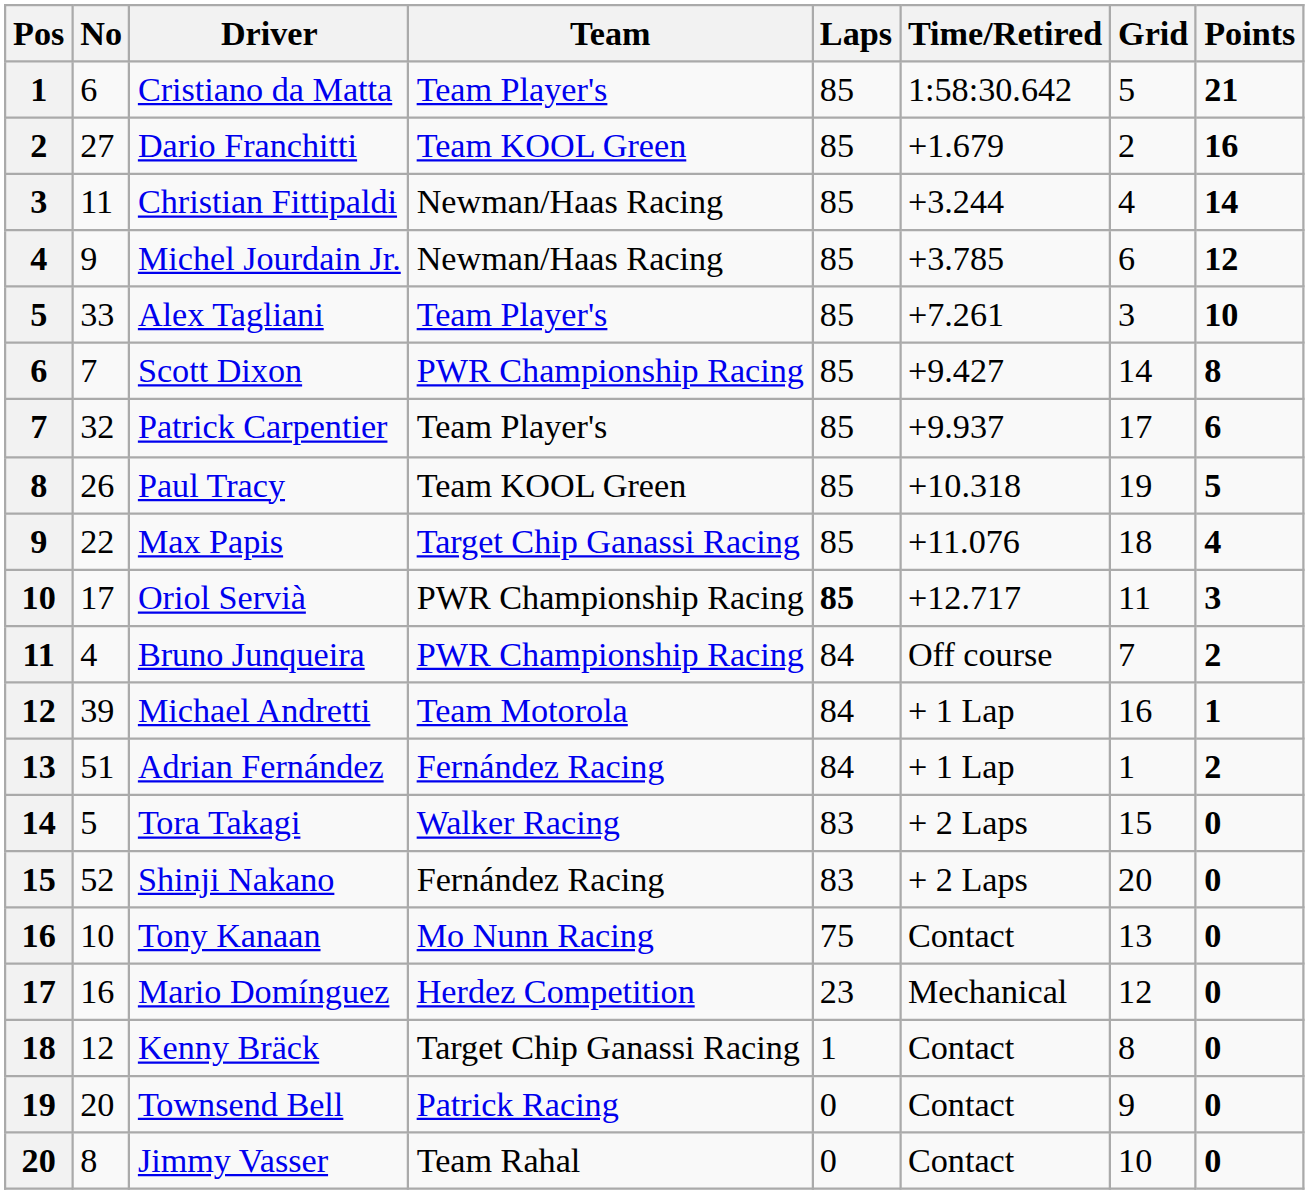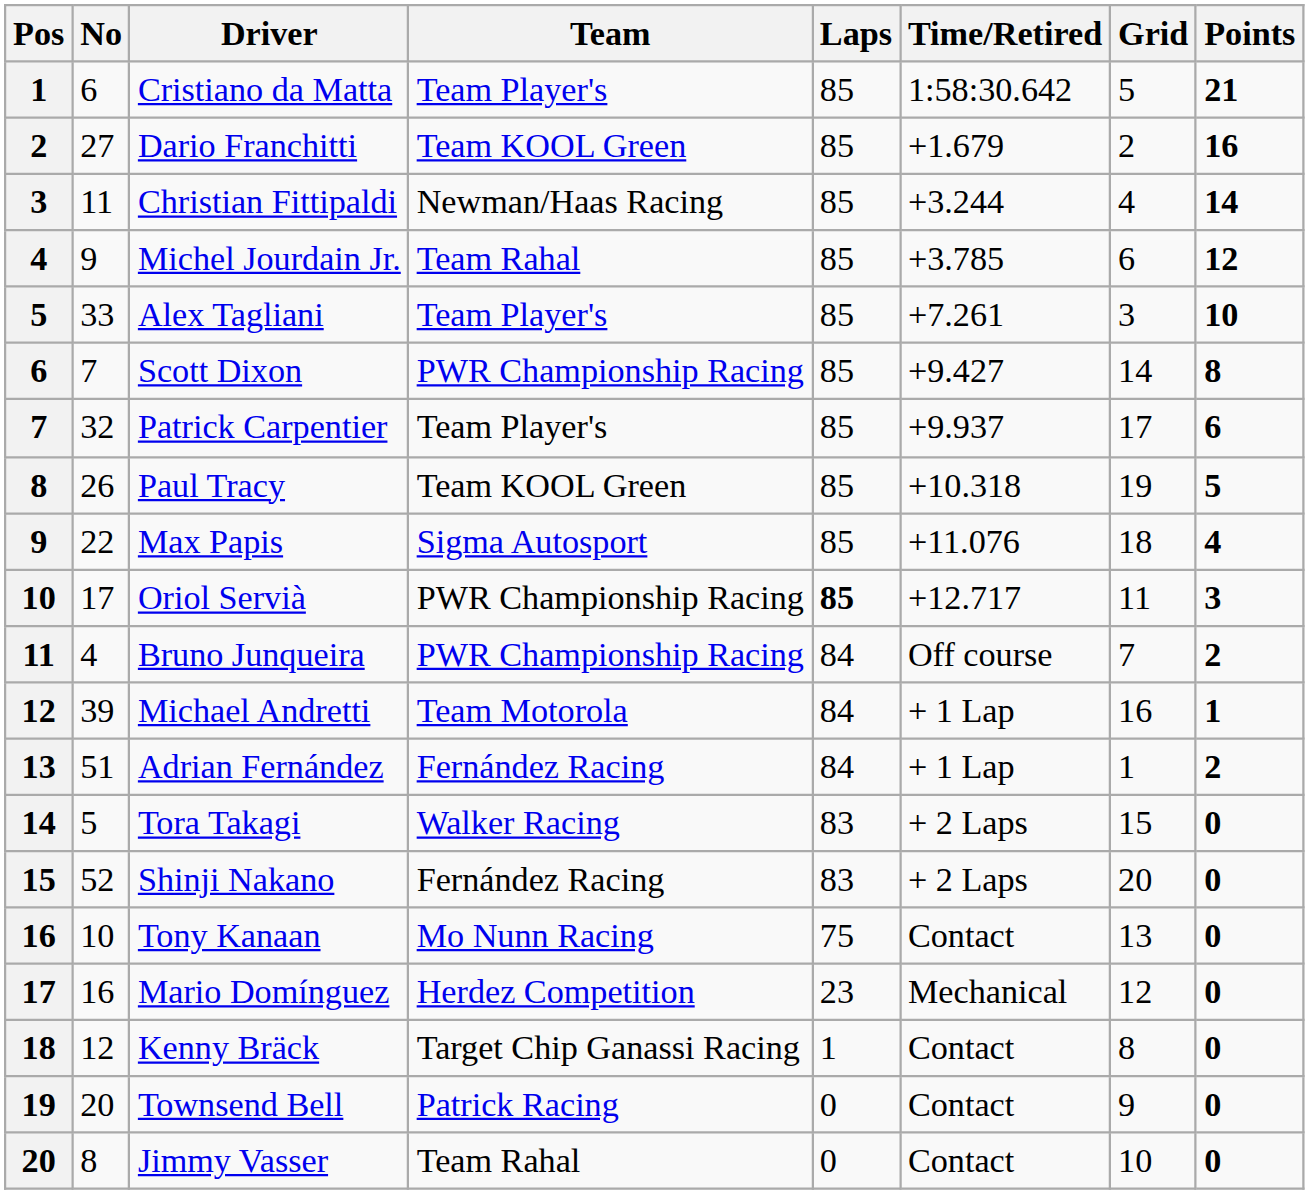(570, 258) Newman/Haas Racing -> (498, 258) Team Rahal
(608, 540) Target Chip Ganassi Racing -> (532, 540) Sigma Autosport
